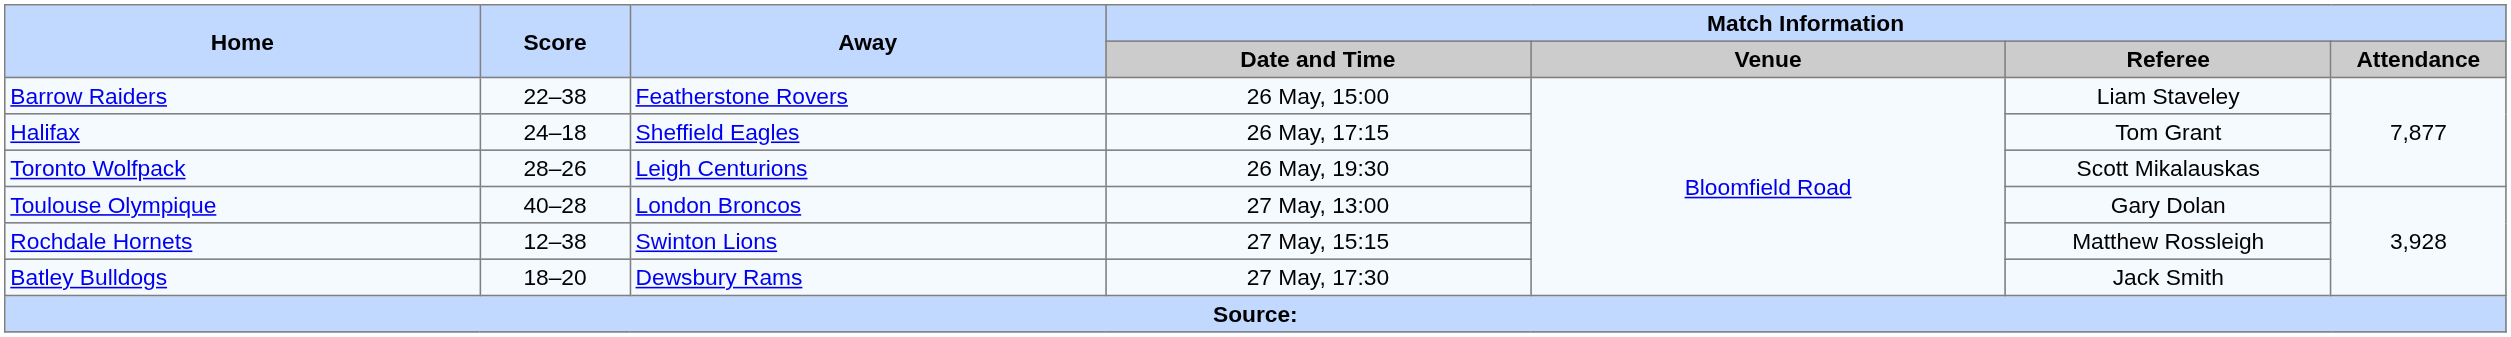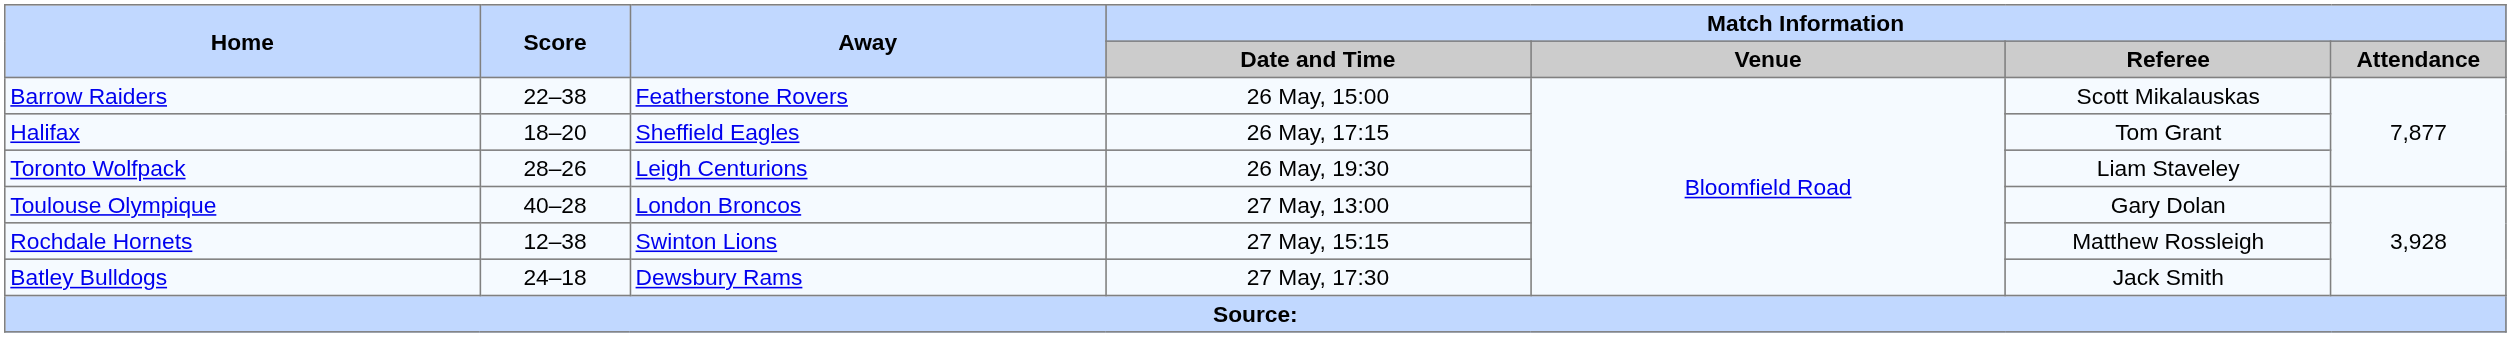(2168, 96) Liam Staveley -> (2168, 96) Scott Mikalauskas
(555, 132) 24–18 -> (555, 132) 18–20
(2168, 168) Scott Mikalauskas -> (2168, 168) Liam Staveley
(555, 277) 18–20 -> (555, 277) 24–18
